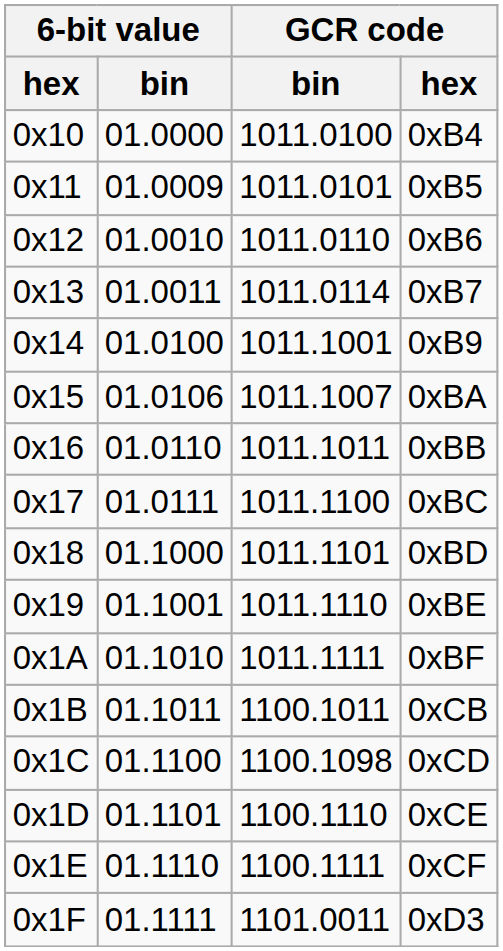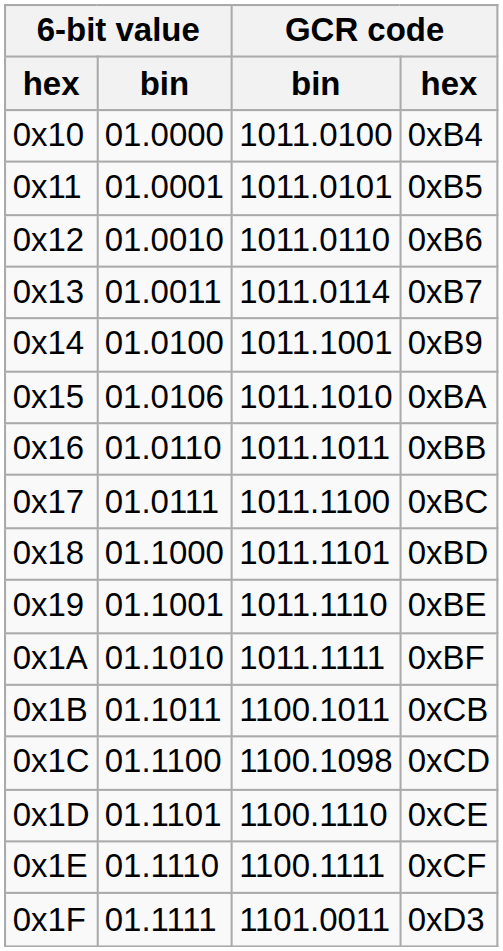(164, 187) 01.0009 -> (164, 187) 01.0001
(316, 396) 1011.1007 -> (316, 396) 1011.1010
